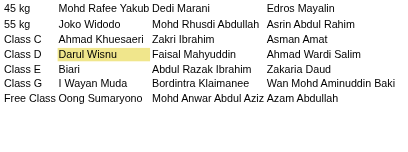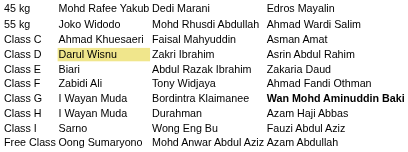(311, 25) Asrin Abdul Rahim -> (314, 25) Ahmad Wardi Salim
(183, 40) Zakri Ibrahim -> (194, 40) Faisal Mahyuddin
(194, 54) Faisal Mahyuddin -> (183, 54) Zakri Ibrahim
(314, 54) Ahmad Wardi Salim -> (311, 54) Asrin Abdul Rahim
+ row: (22, 84)
(331, 84) normal -> (336, 98) bold
+ row: (23, 113)
+ row: (20, 128)
